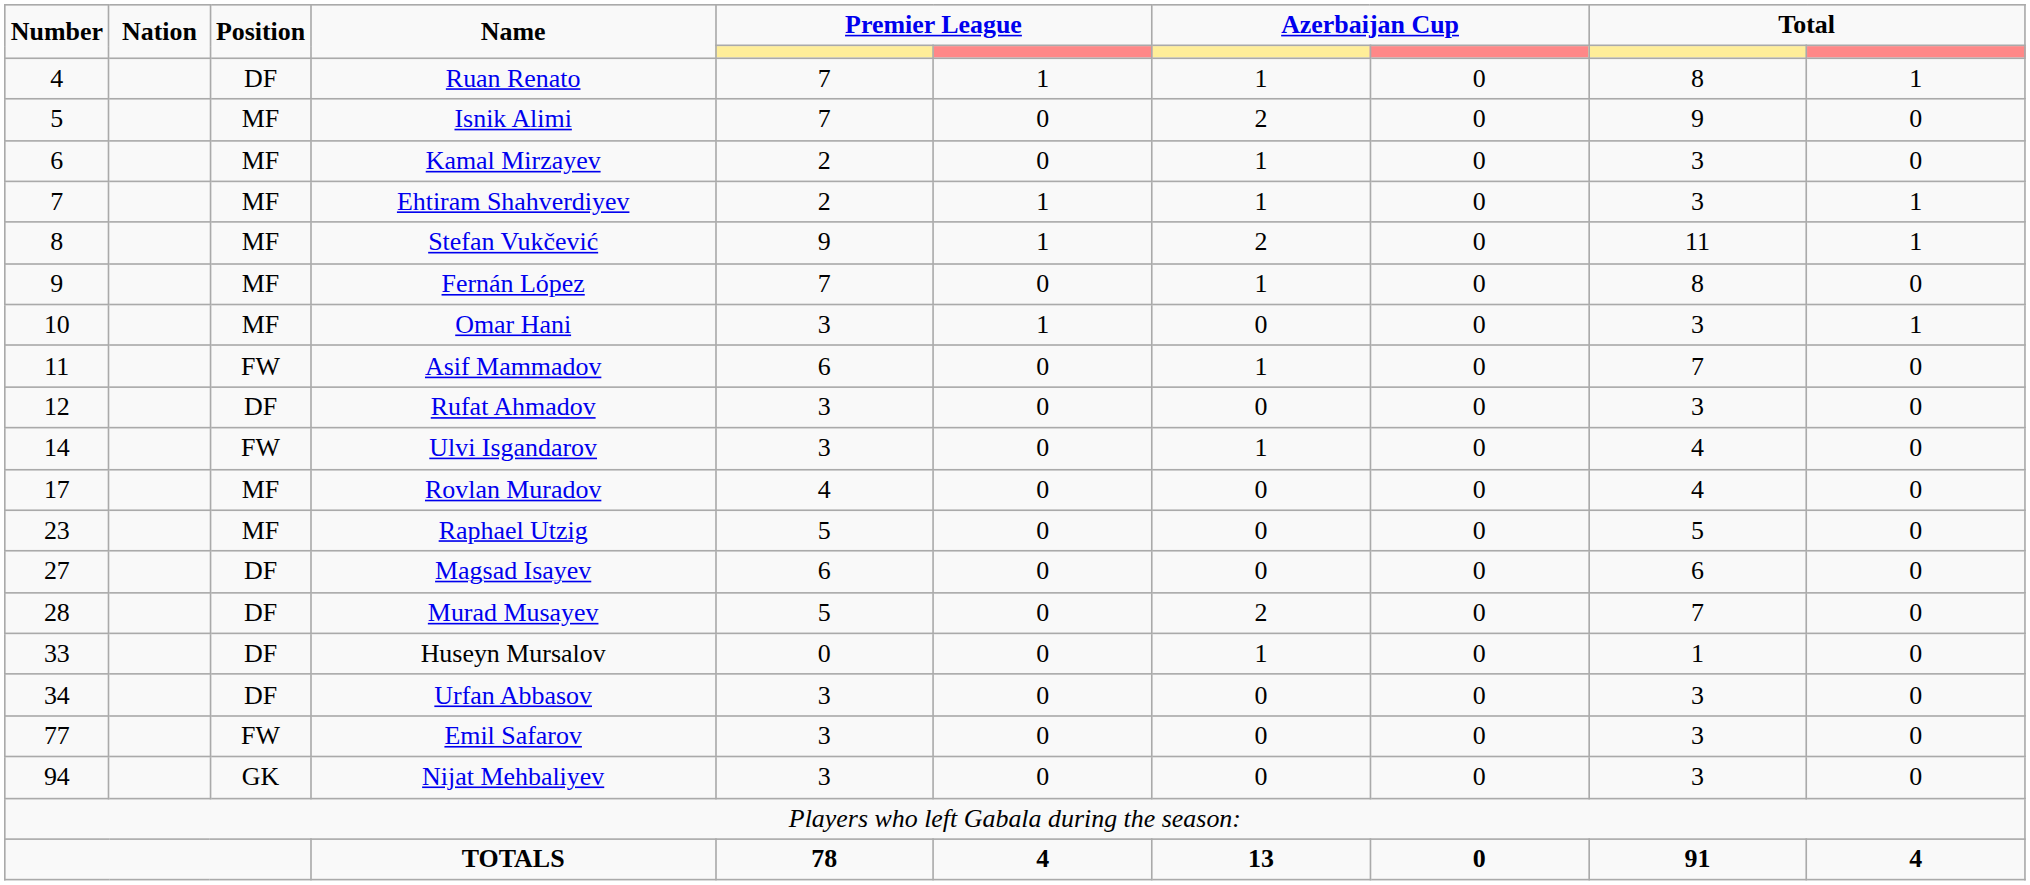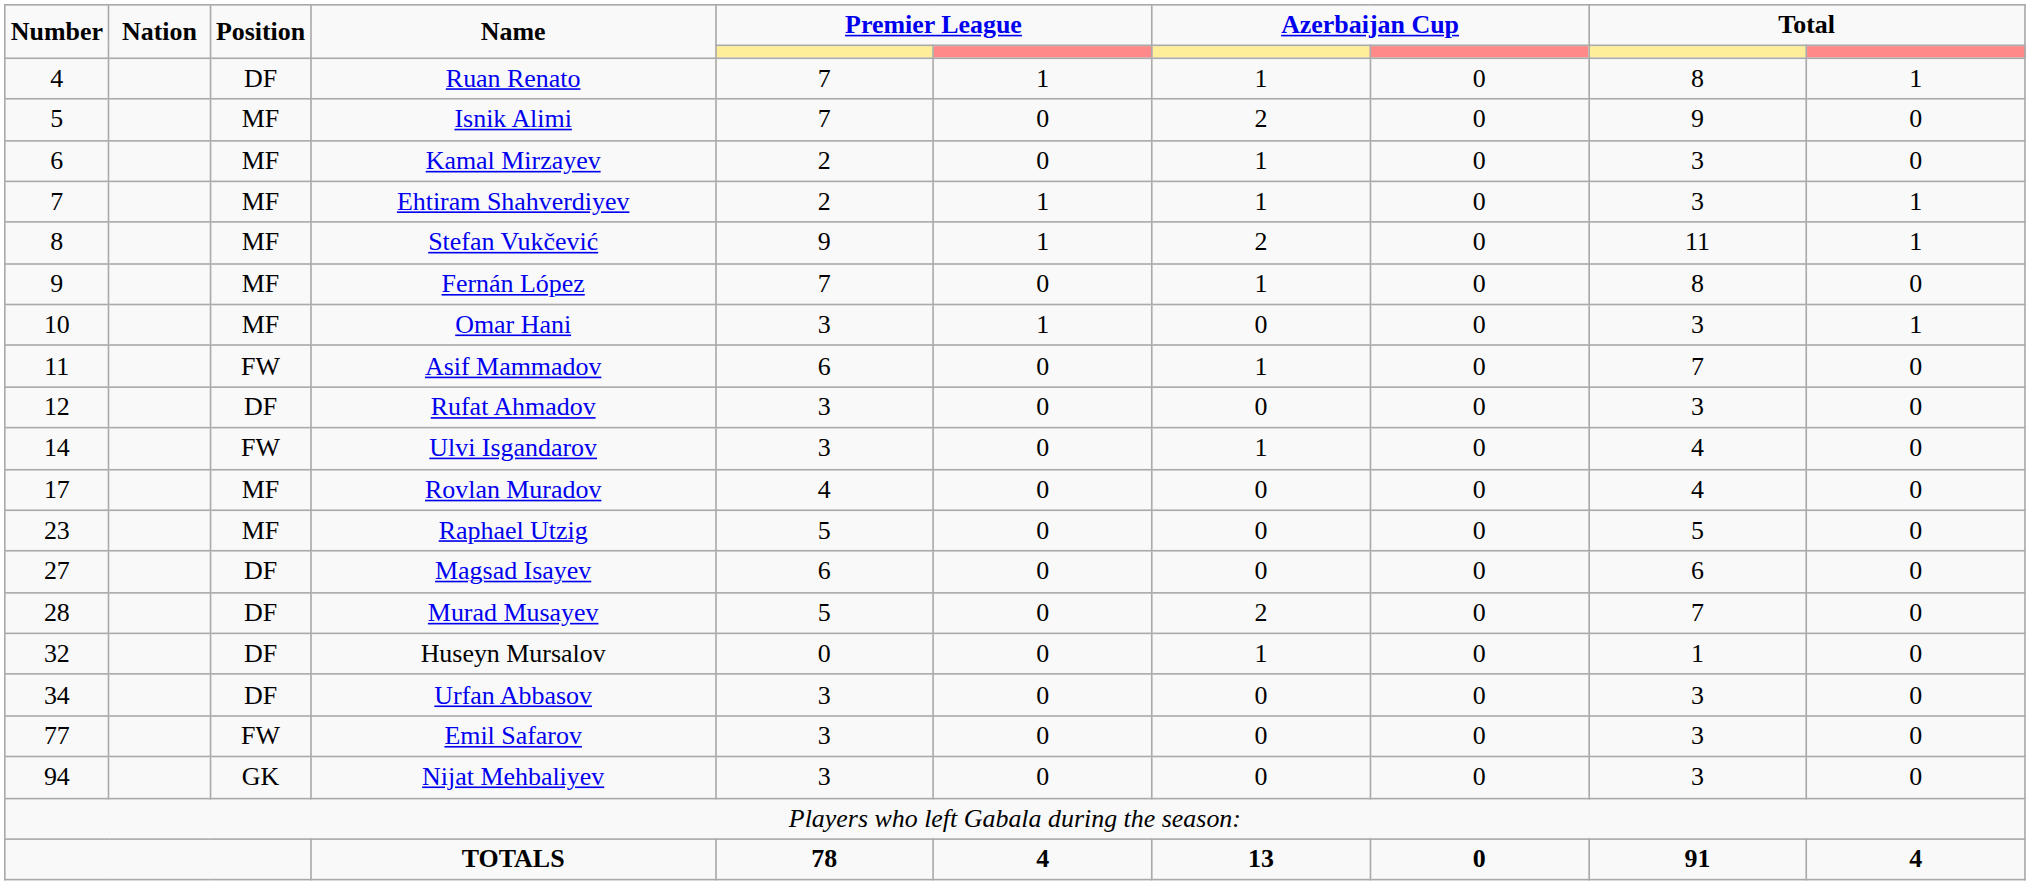(57, 653) 33 -> (57, 653) 32
